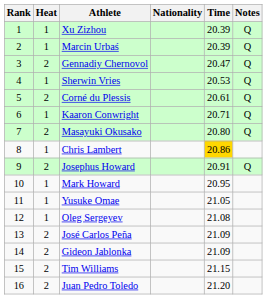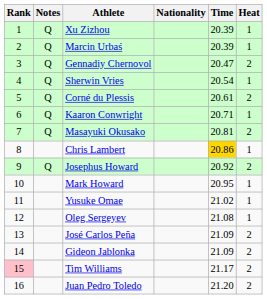columns swapped: (46, 13) <-> (247, 13)
(219, 81) 20.53 -> (222, 81) 20.54
(219, 132) 20.80 -> (222, 132) 20.81
(219, 166) 20.91 -> (222, 166) 20.92
(219, 200) 21.05 -> (222, 200) 21.02
(19, 268) no background -> (19, 268) pink background
(219, 268) 21.15 -> (222, 268) 21.17
